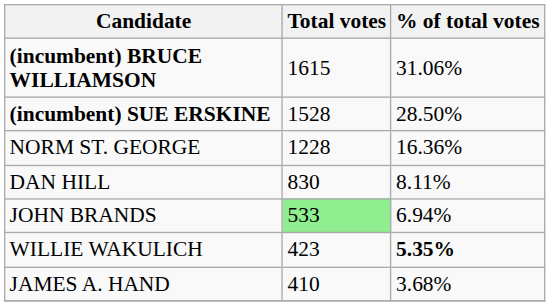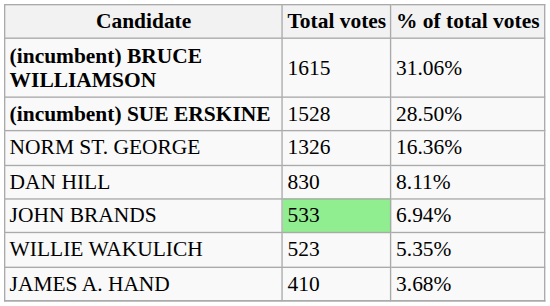(309, 147) 1228 -> (309, 147) 1326
(304, 249) 423 -> (304, 249) 523
(426, 249) bold -> (424, 249) normal
